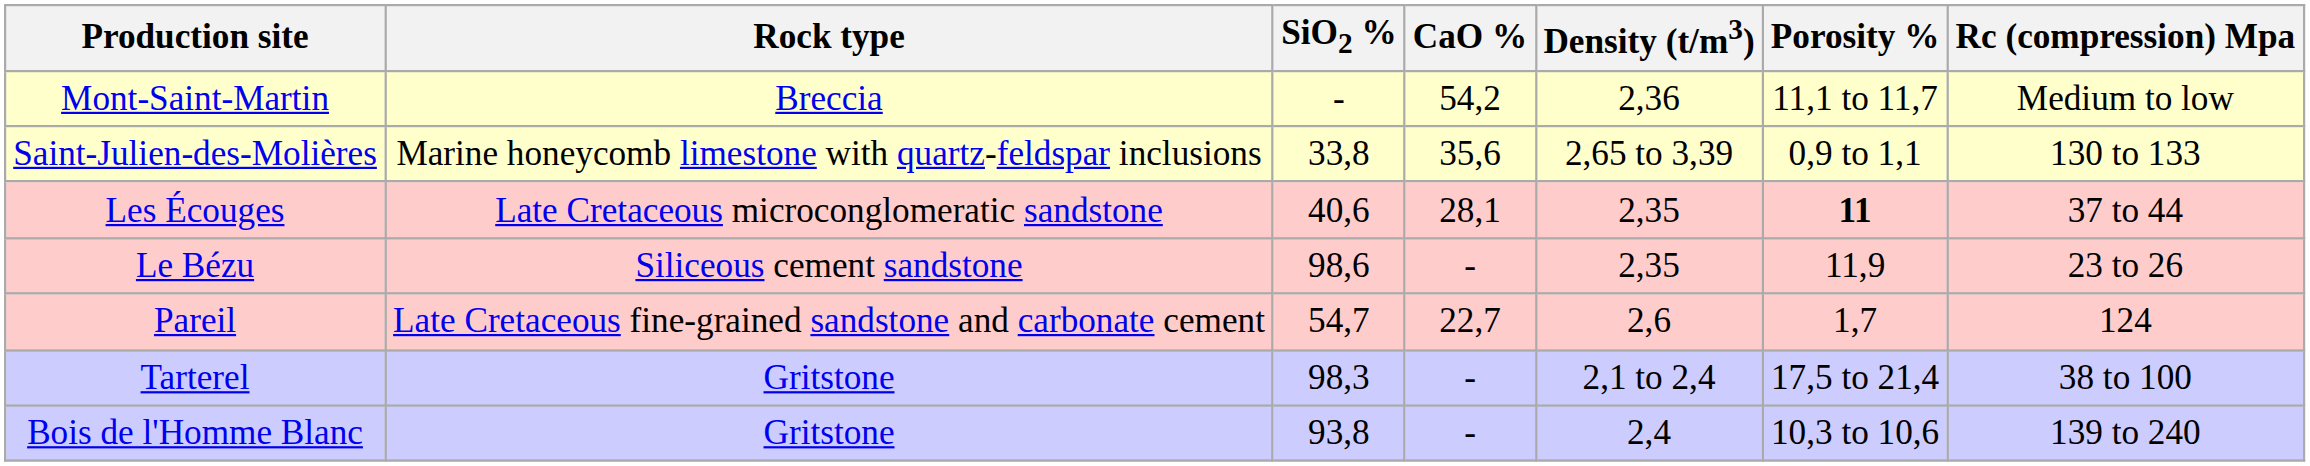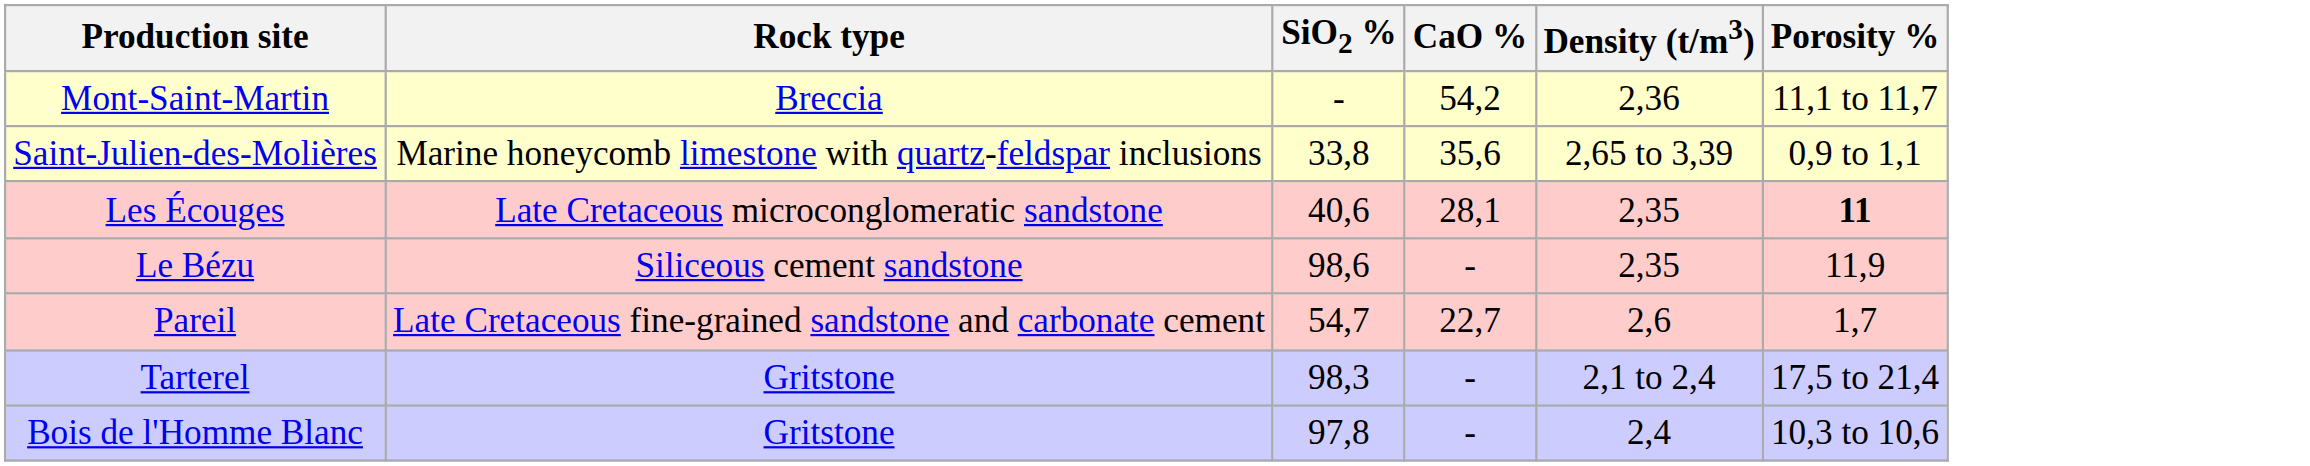- column: (2125, 37)
(1339, 432) 93,8 -> (1339, 432) 97,8
